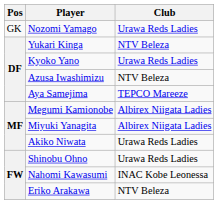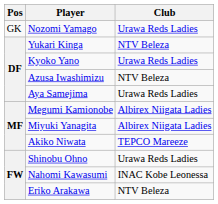(153, 93) TEPCO Mareeze -> (158, 93) Urawa Reds Ladies
(158, 142) Urawa Reds Ladies -> (153, 142) TEPCO Mareeze
